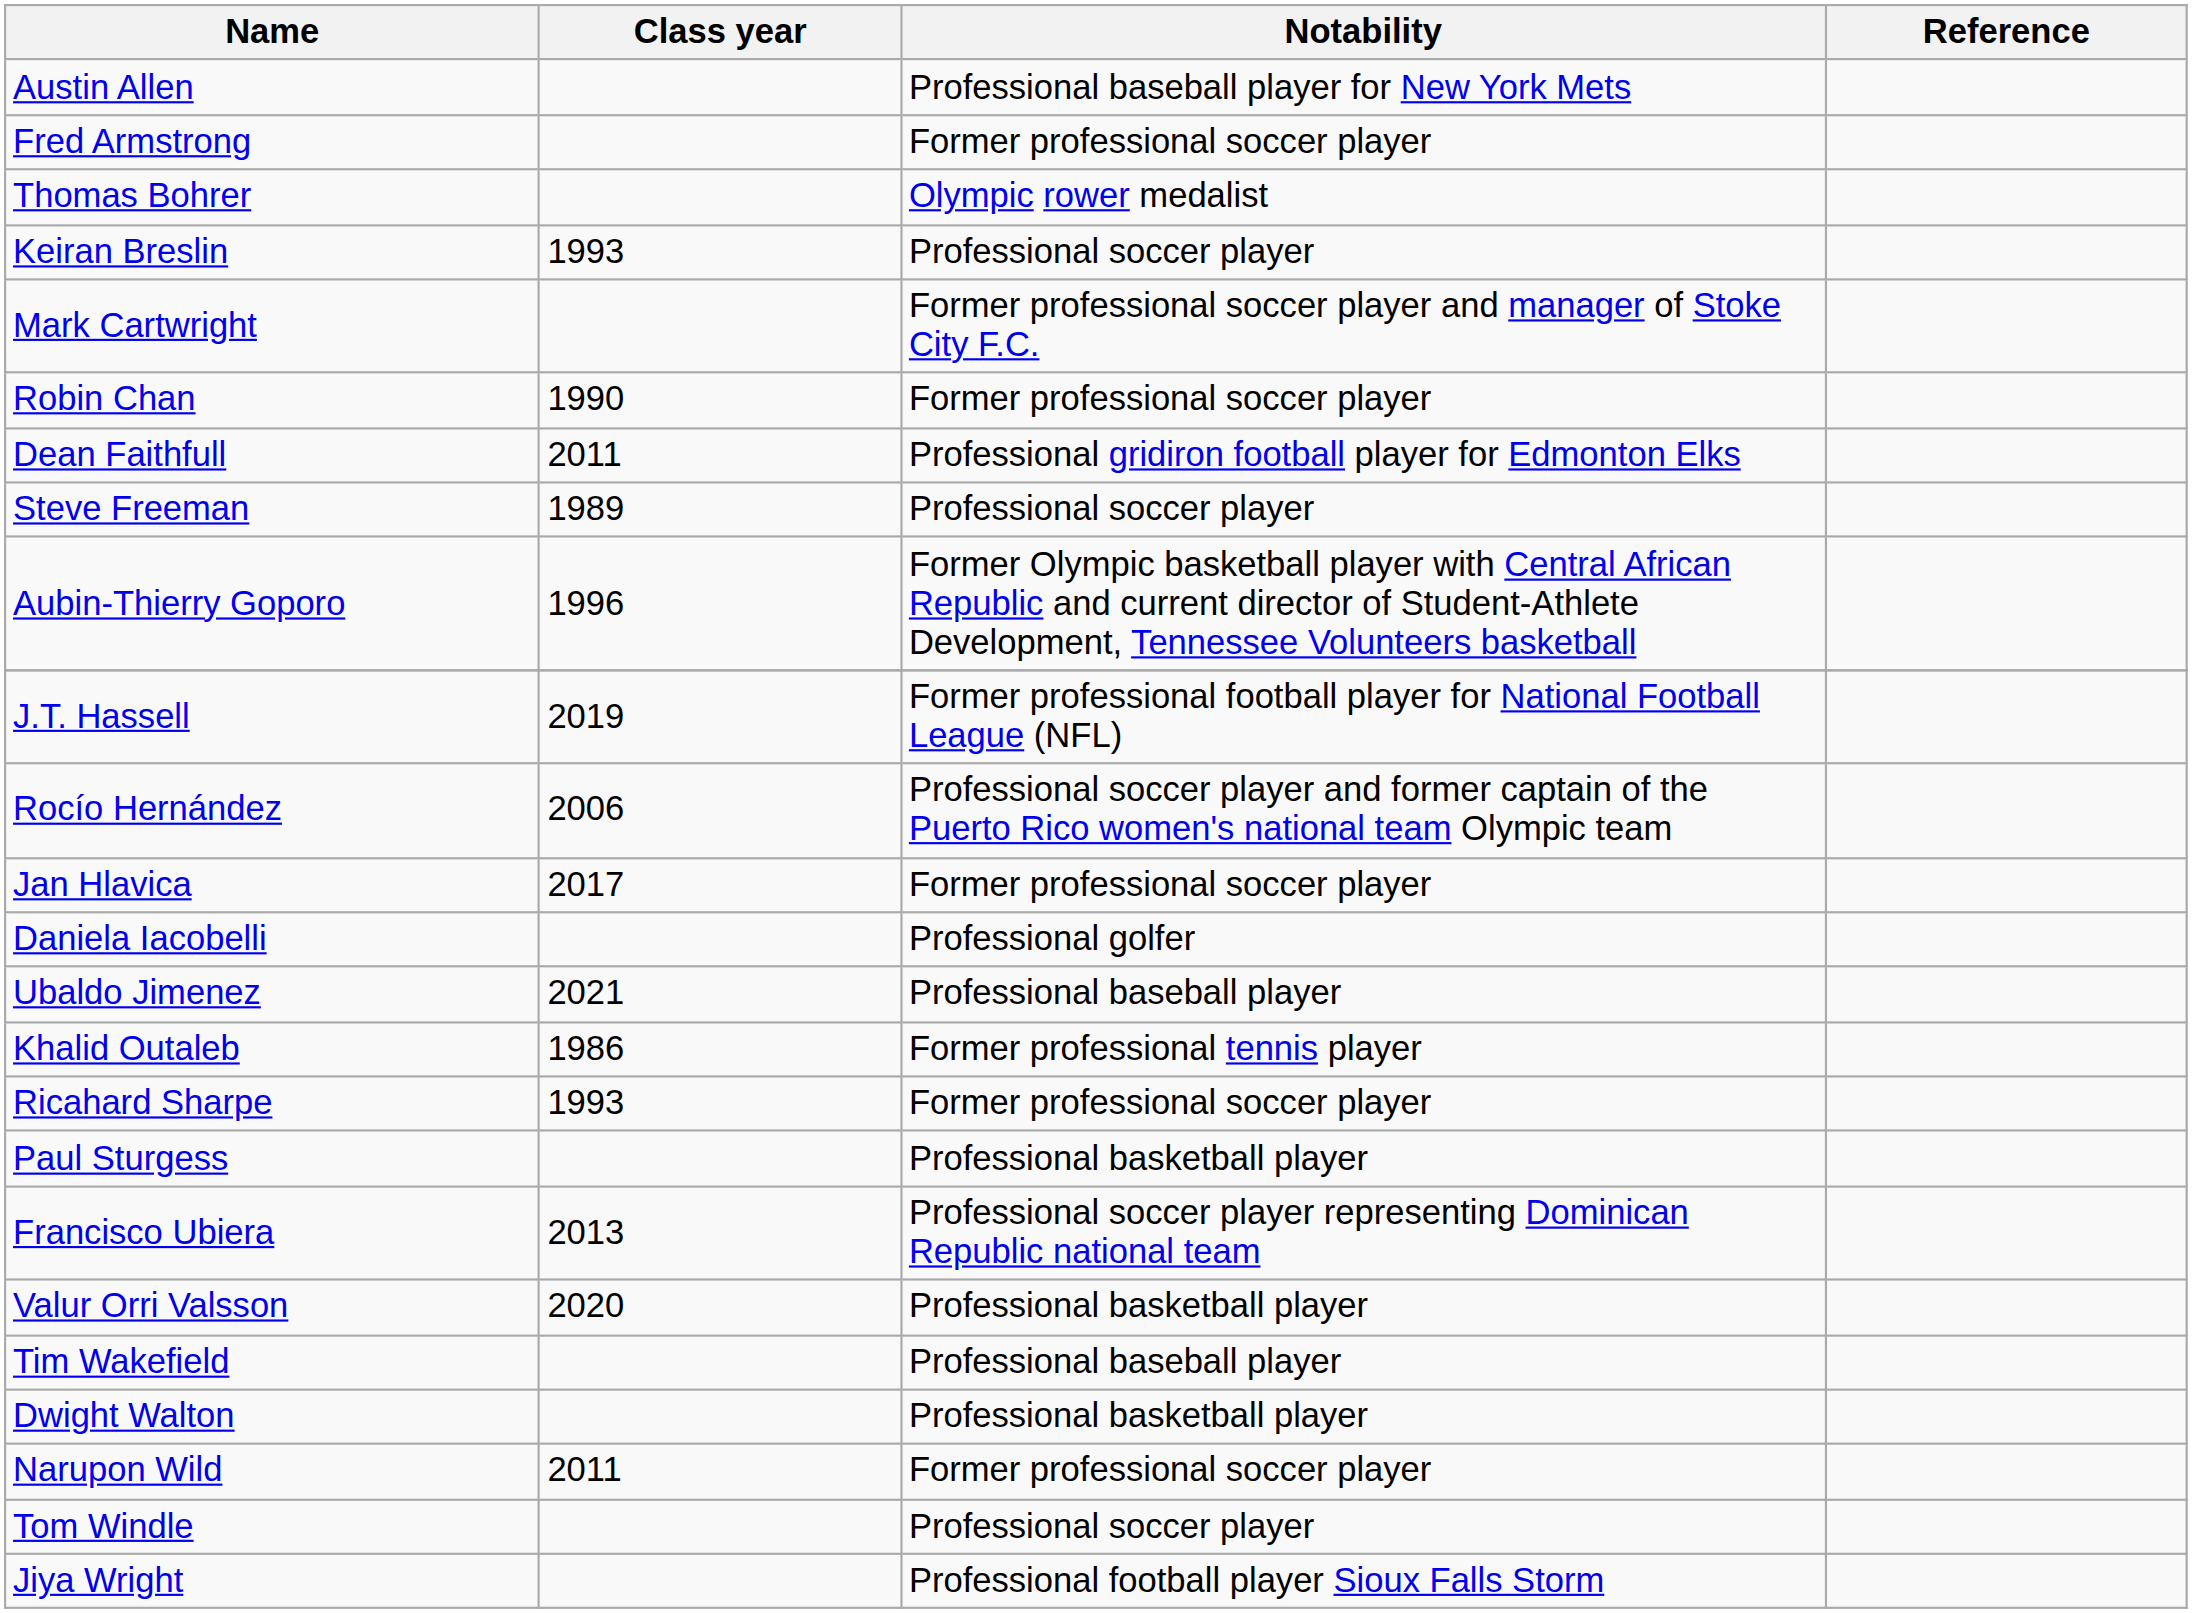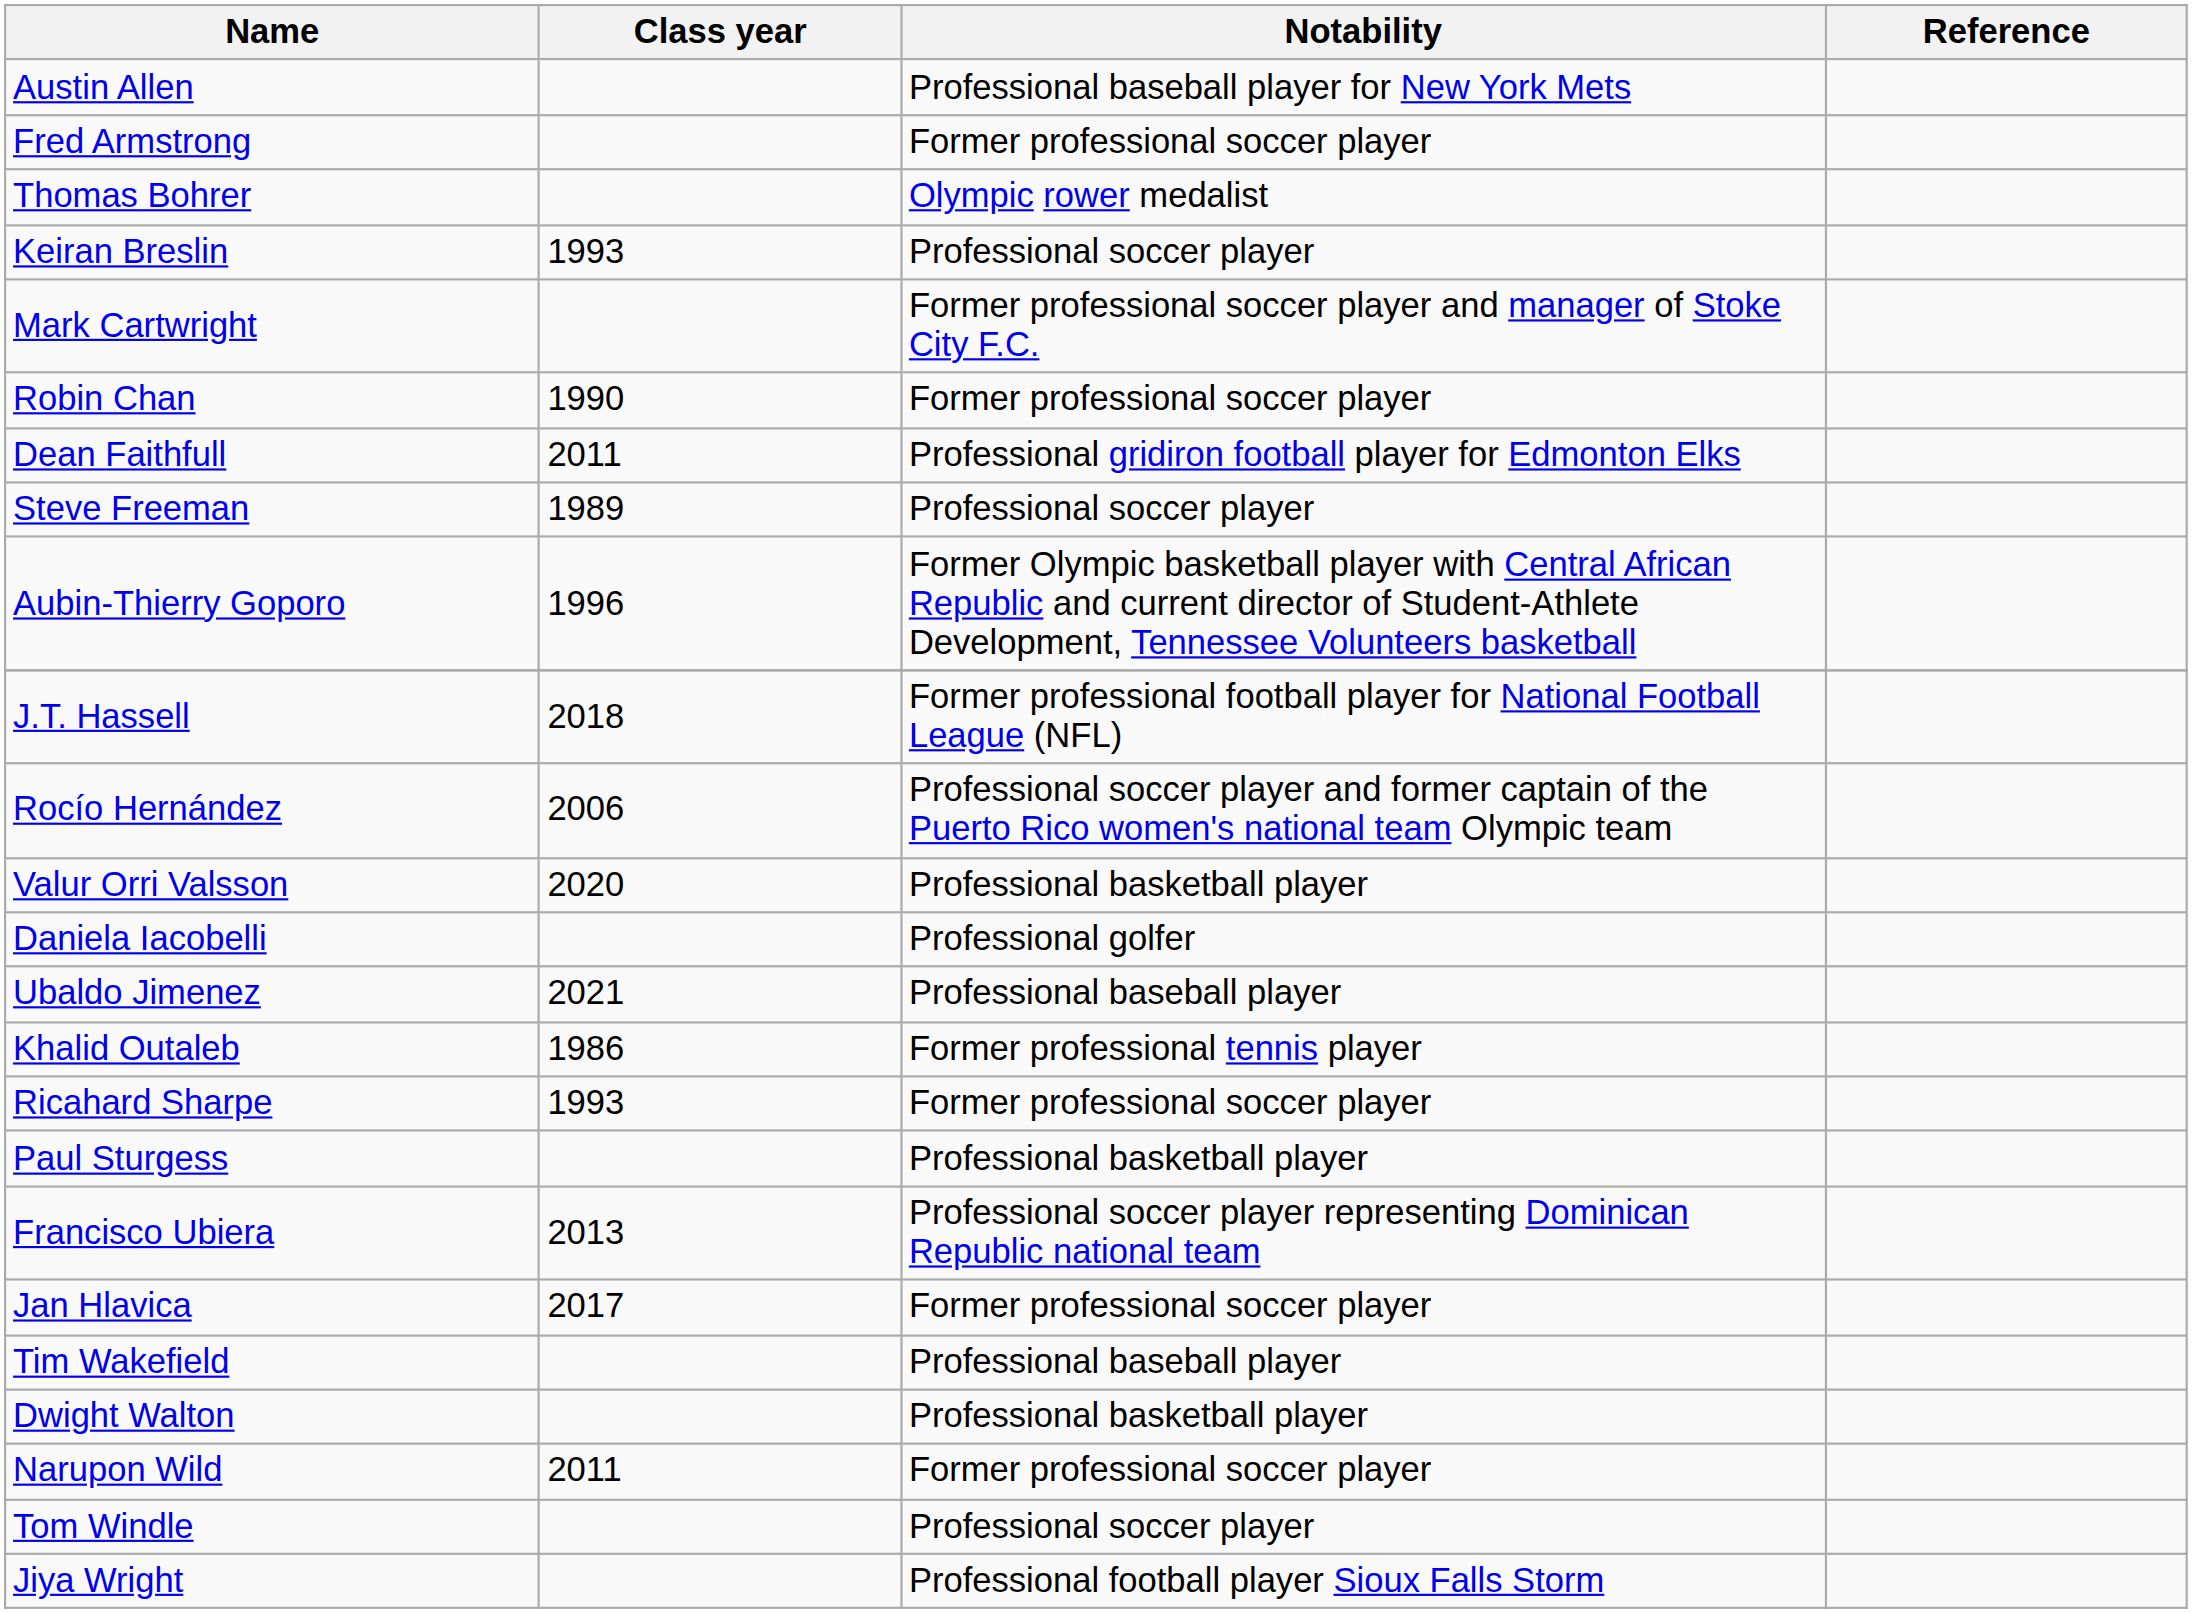(586, 716) 2019 -> (586, 716) 2018
rows swapped: (102, 884) <-> (151, 1306)
